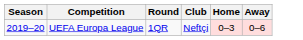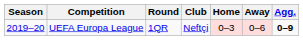+ column: (285, 12)
